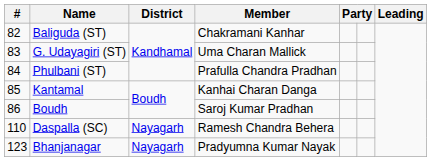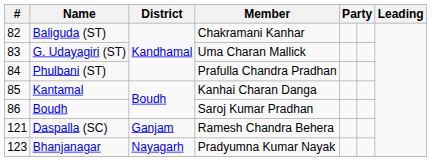(17, 128) 110 -> (17, 128) 121
(158, 128) Nayagarh -> (153, 128) Ganjam
